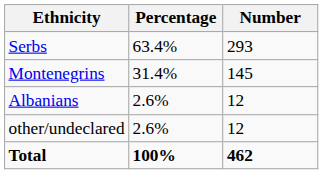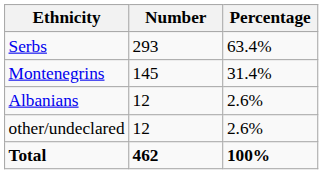columns swapped: (270, 18) <-> (176, 18)
